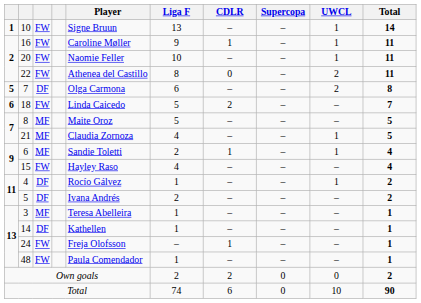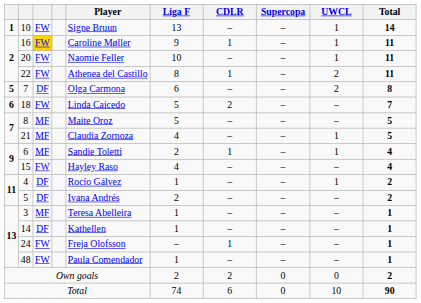(42, 43) no background -> (42, 43) gold background
(230, 74) 0 -> (230, 74) 1
